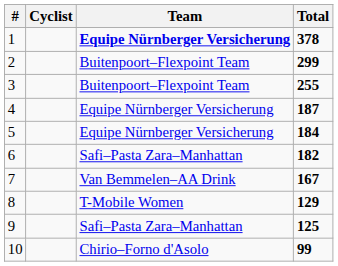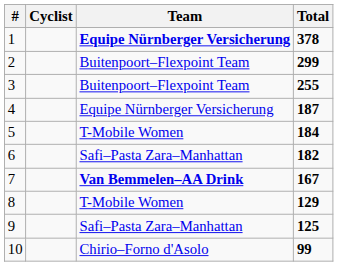(176, 132) Equipe Nürnberger Versicherung -> (131, 132) T-Mobile Women
(158, 179) normal -> (161, 179) bold
